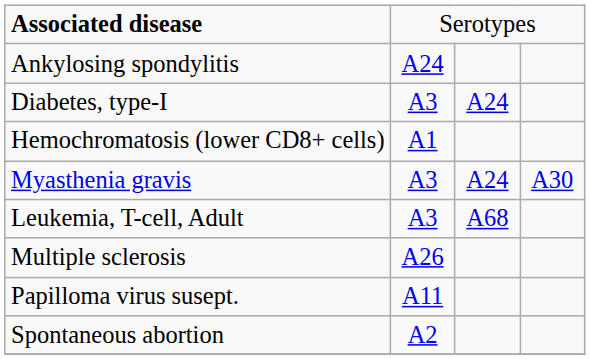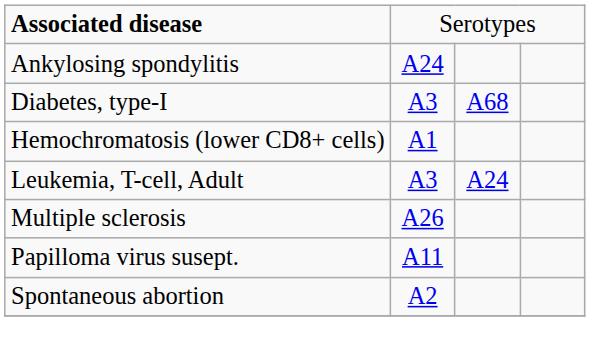(487, 102) A24 -> (487, 102) A68
- row: (101, 179)
(487, 218) A68 -> (487, 179) A24
